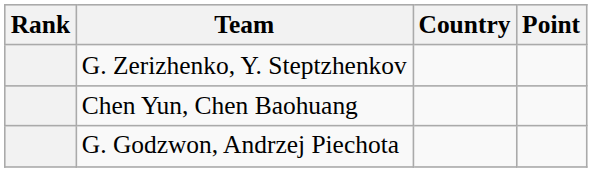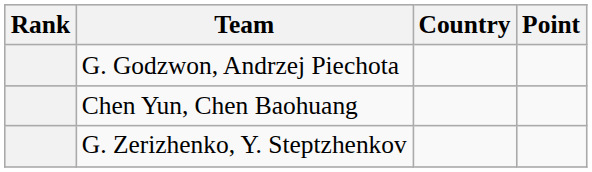rows swapped: (244, 65) <-> (240, 145)
